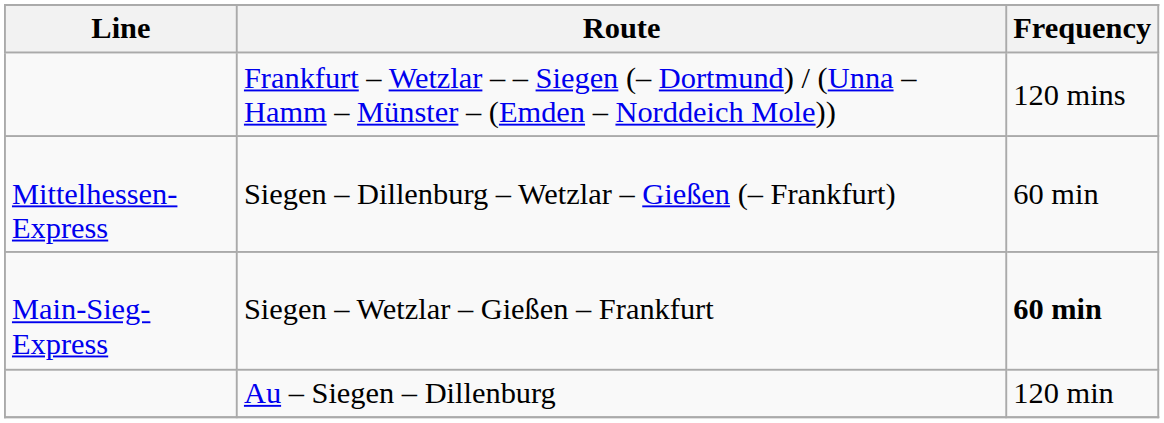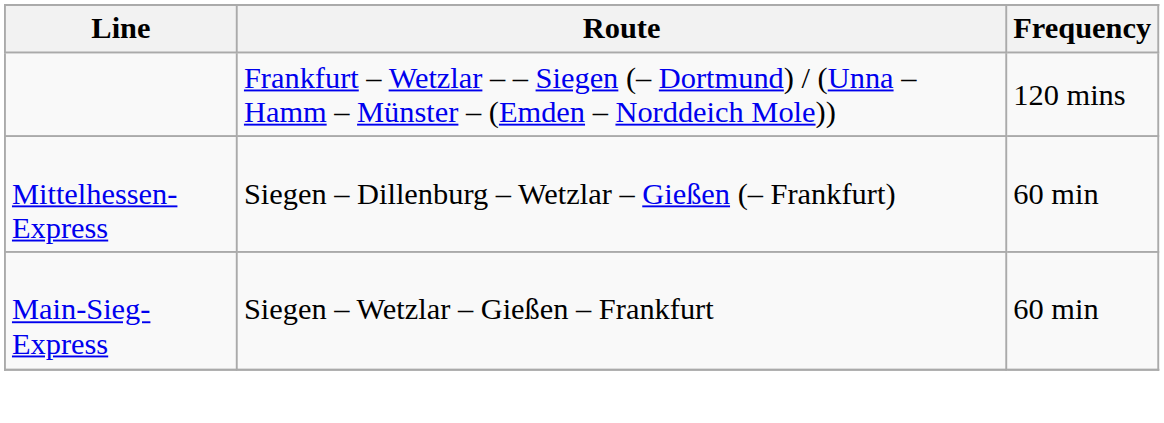(1058, 310) bold -> (1056, 310) normal
- row: (400, 392)
